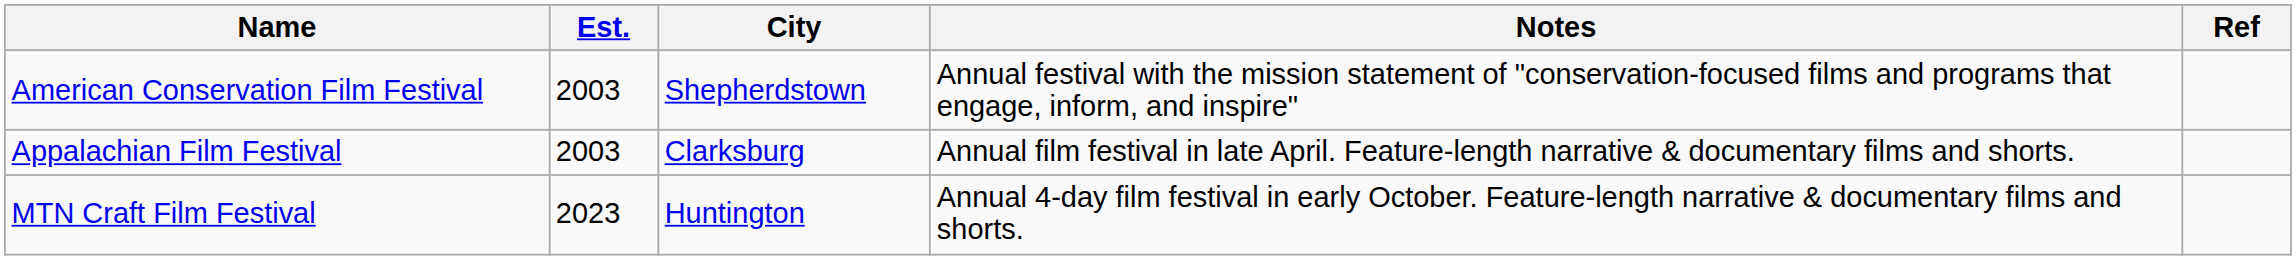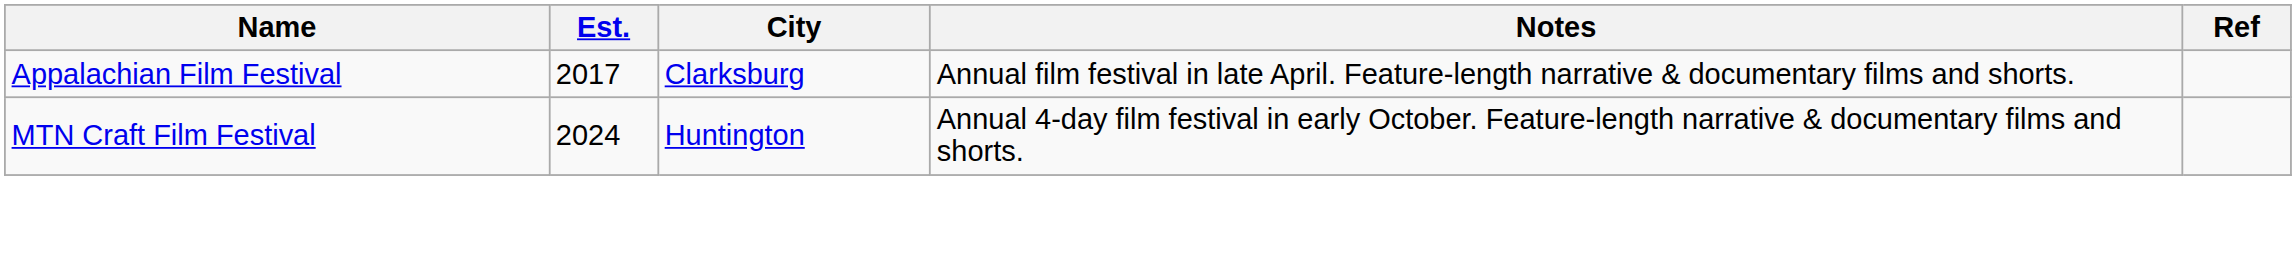- row: (247, 89)
(588, 151) 2003 -> (588, 73) 2017
(588, 214) 2023 -> (588, 135) 2024
